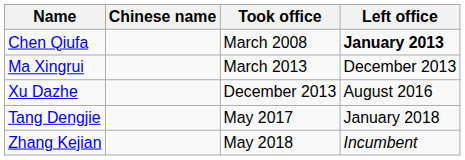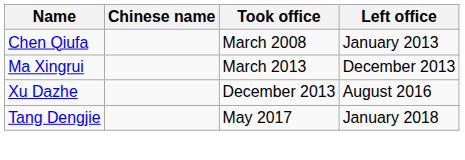(394, 42) bold -> (391, 42) normal
- row: (55, 142)
